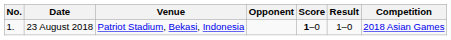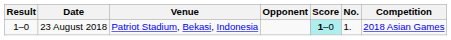columns swapped: (14, 12) <-> (344, 12)
(312, 27) no background -> (326, 27) paleturquoise background
